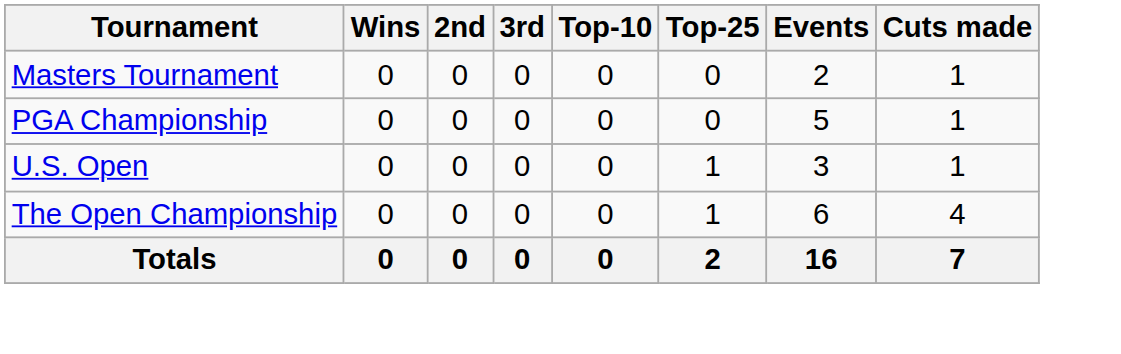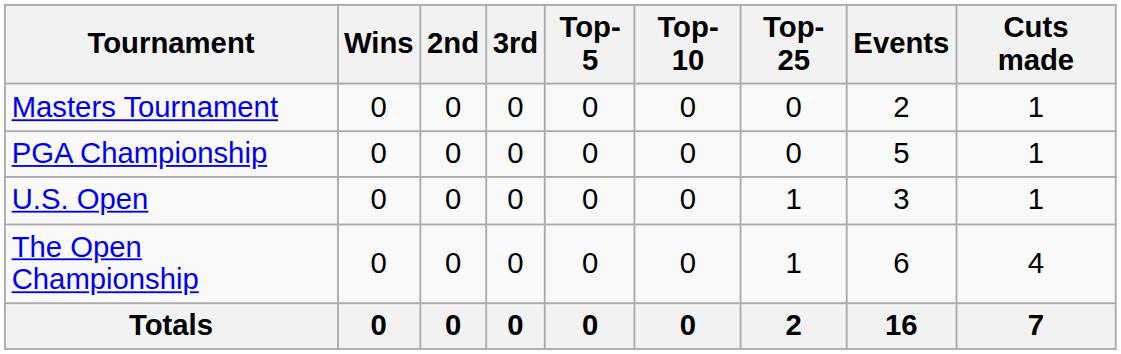+ column: (590, 44)
